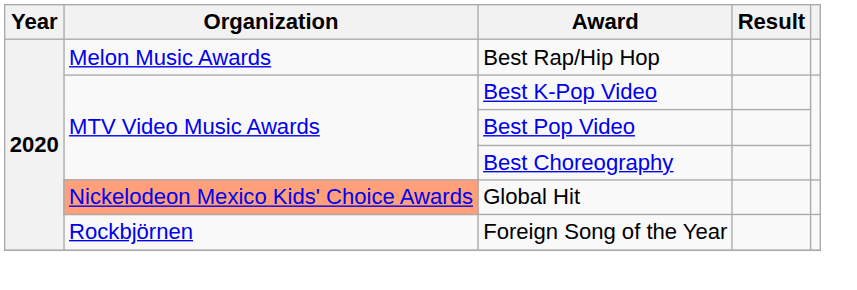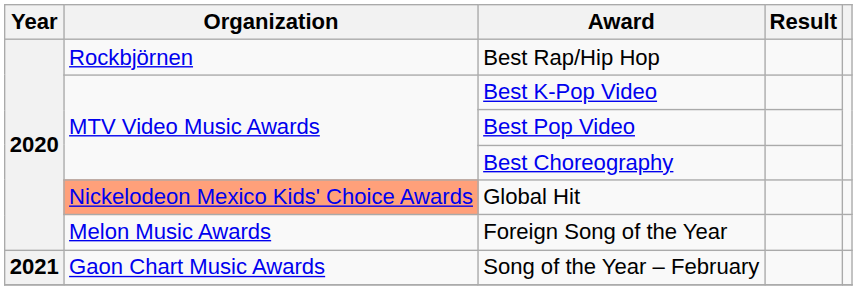(170, 57) Melon Music Awards -> (131, 57) Rockbjörnen
(131, 232) Rockbjörnen -> (170, 232) Melon Music Awards
+ row: (621, 267)
